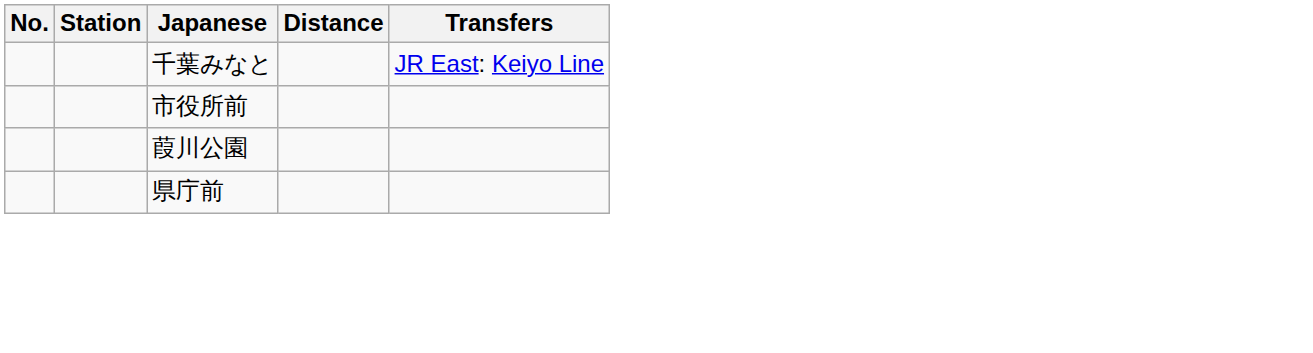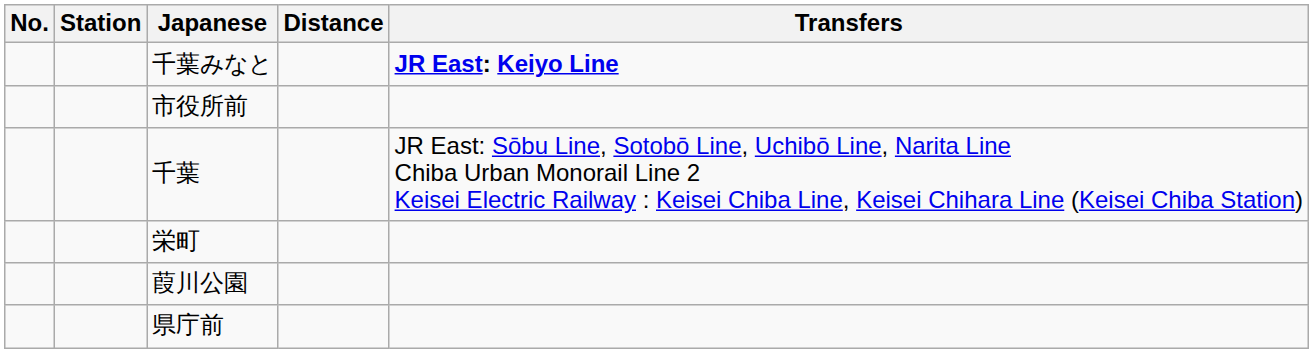(499, 63) normal -> (507, 63) bold
+ row: (176, 172)
+ row: (176, 240)
